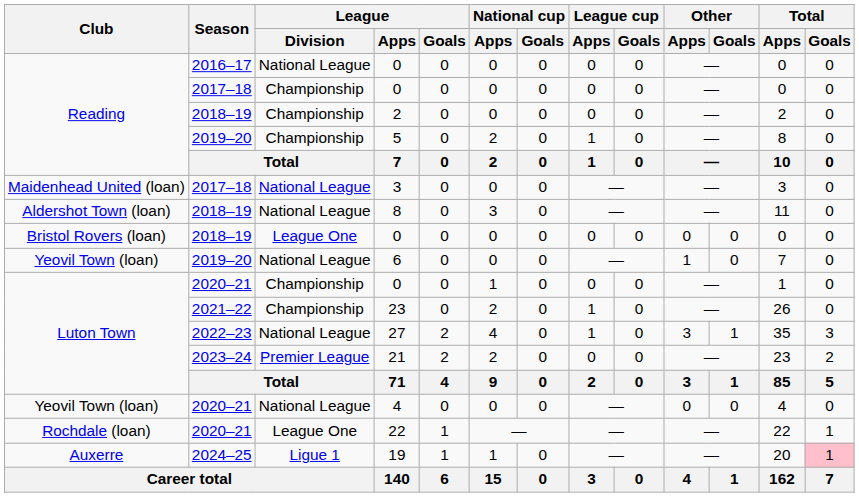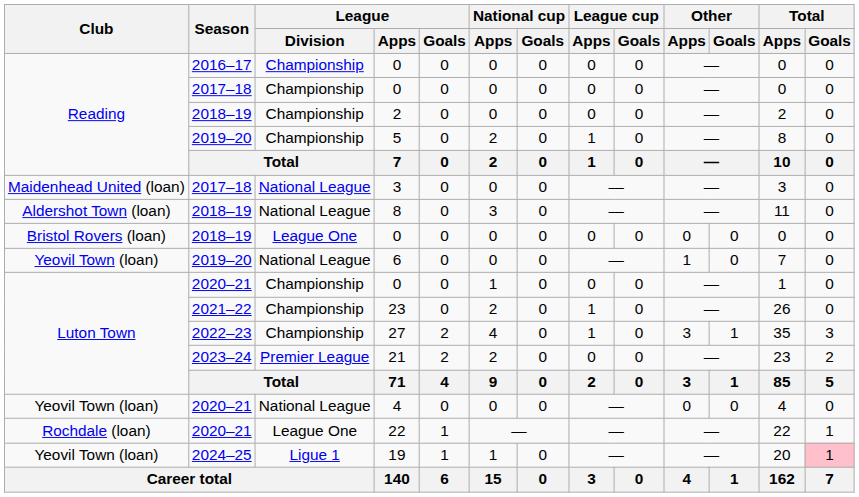(315, 65) National League -> (315, 65) Championship
(315, 333) National League -> (315, 333) Championship
(96, 455) Auxerre -> (96, 455) Yeovil Town (loan)
